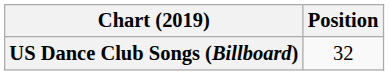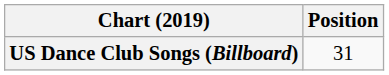(343, 53) 32 -> (343, 53) 31
